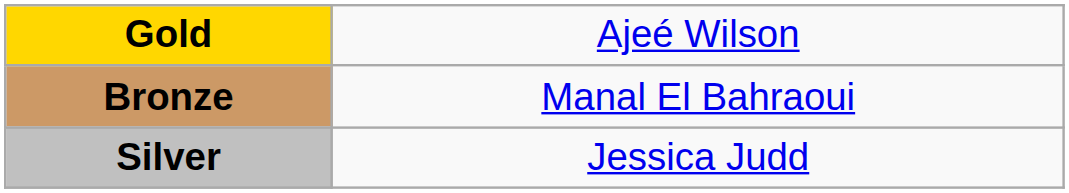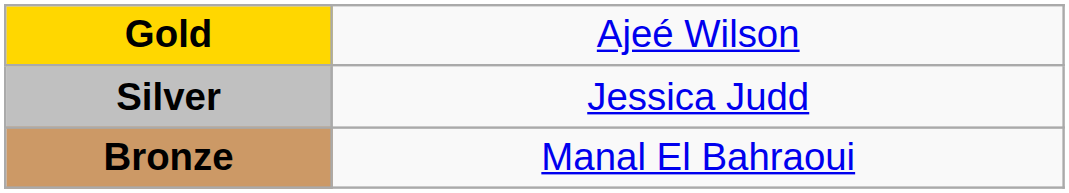rows swapped: (169, 156) <-> (169, 95)
